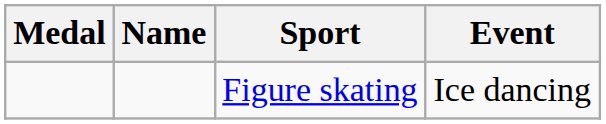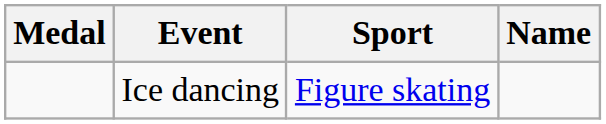columns swapped: (164, 32) <-> (512, 32)
